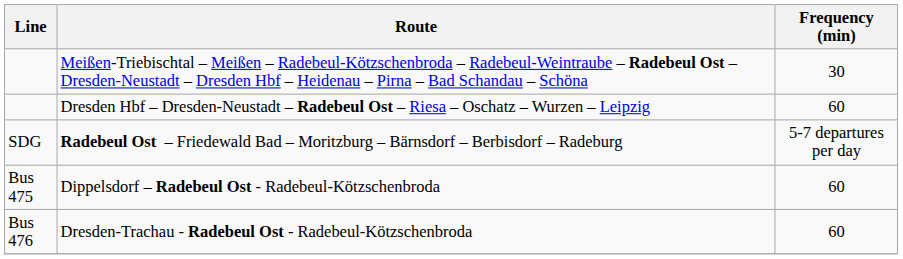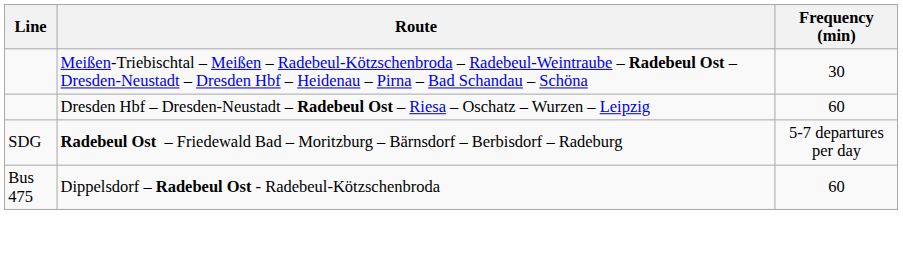- row: (266, 231)
